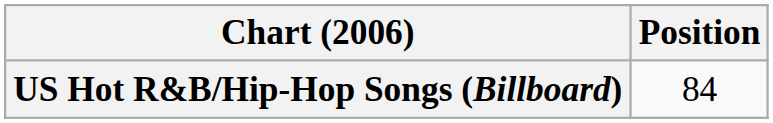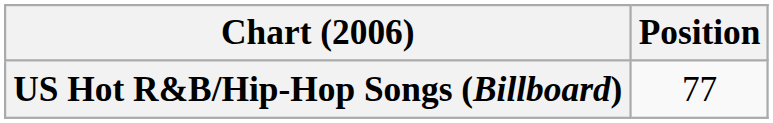(700, 88) 84 -> (700, 88) 77
